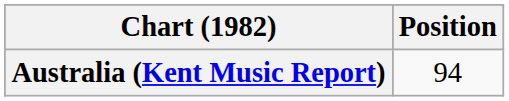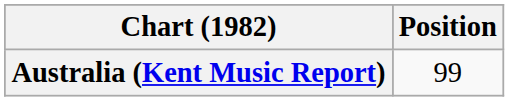(448, 72) 94 -> (448, 72) 99
